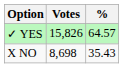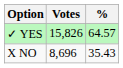(63, 53) 8,698 -> (63, 53) 8,696
